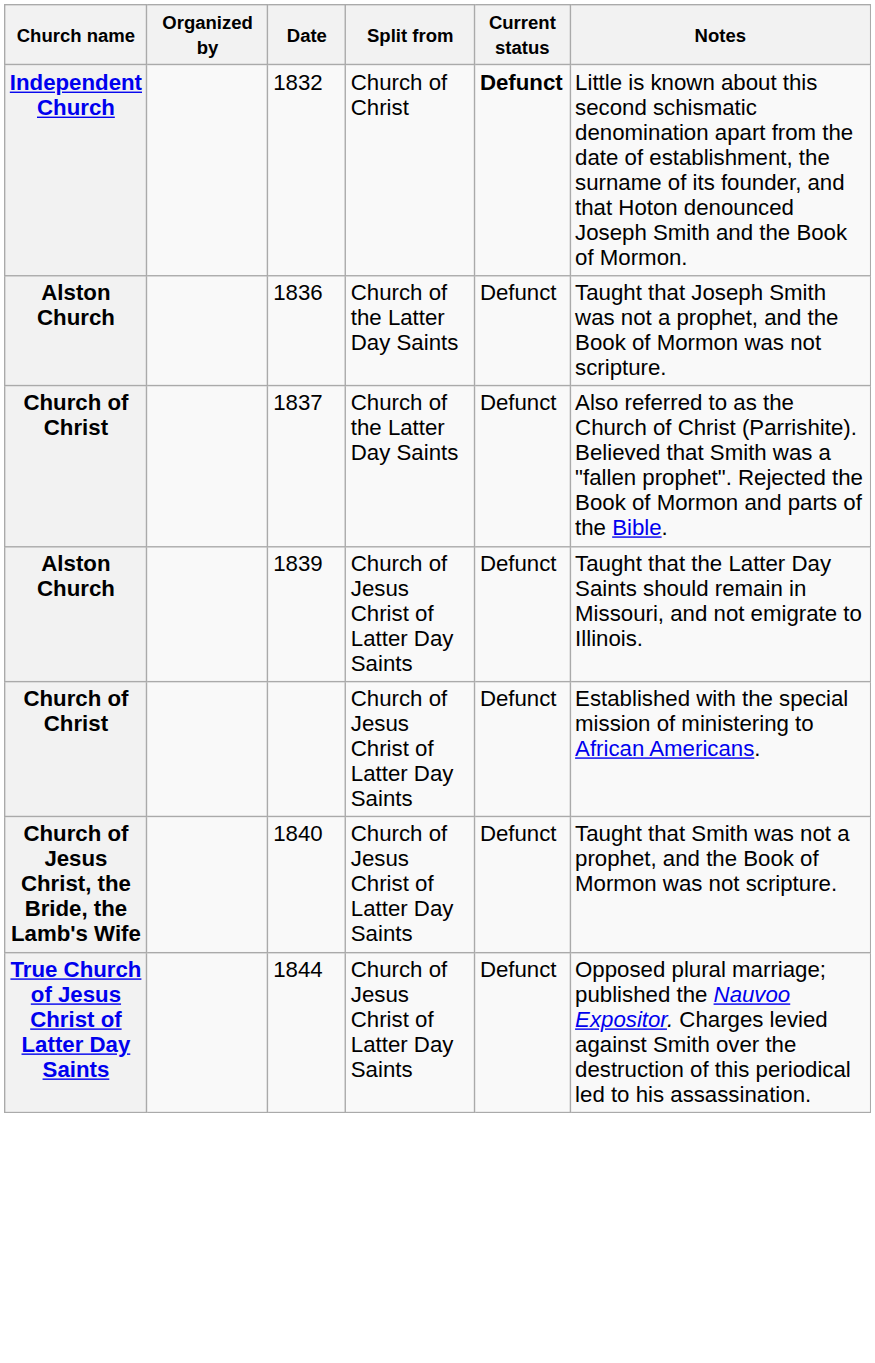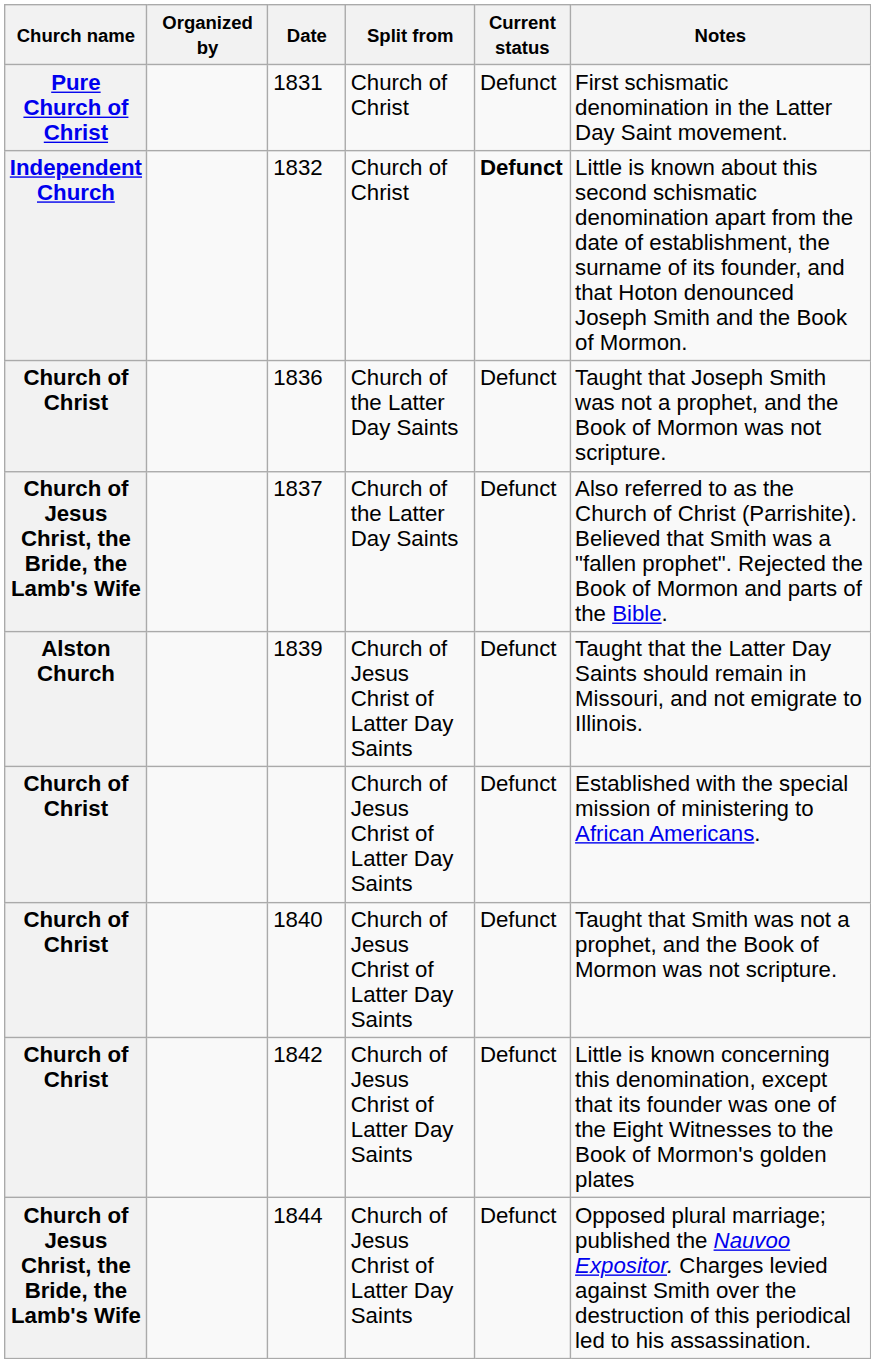+ row: (298, 82)
(76, 305) Alston Church -> (76, 390) Church of Christ
(76, 415) Church of Christ -> (76, 538) Church of Jesus Christ, the Bride, the Lamb's Wife
(76, 884) Church of Jesus Christ, the Bride, the Lamb's Wife -> (76, 932) Church of Christ
+ row: (298, 1054)
(76, 1019) True Church of Jesus Christ of Latter Day Saints -> (76, 1265) Church of Jesus Christ, the Bride, the Lamb's Wife
